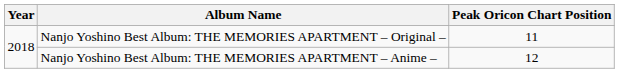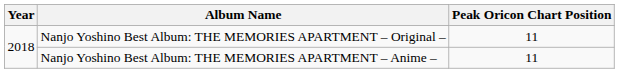(532, 57) 12 -> (532, 57) 11
